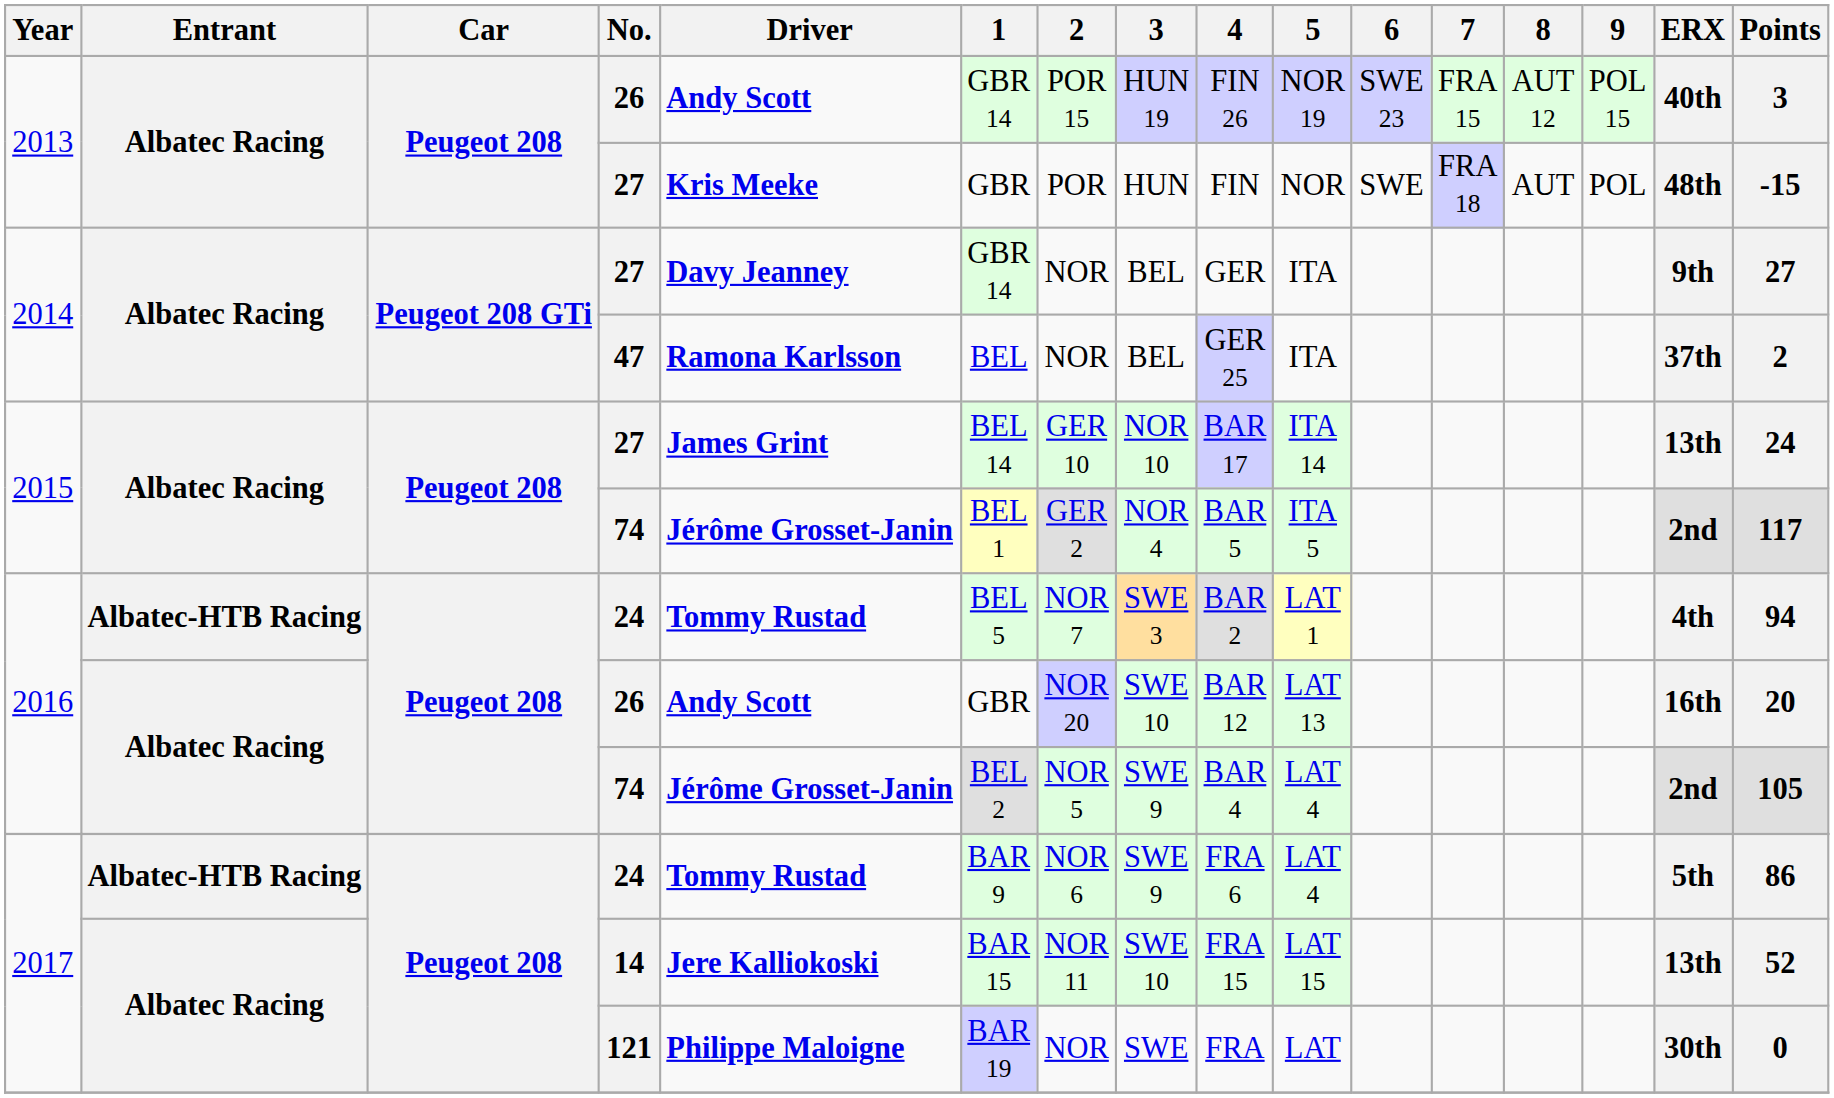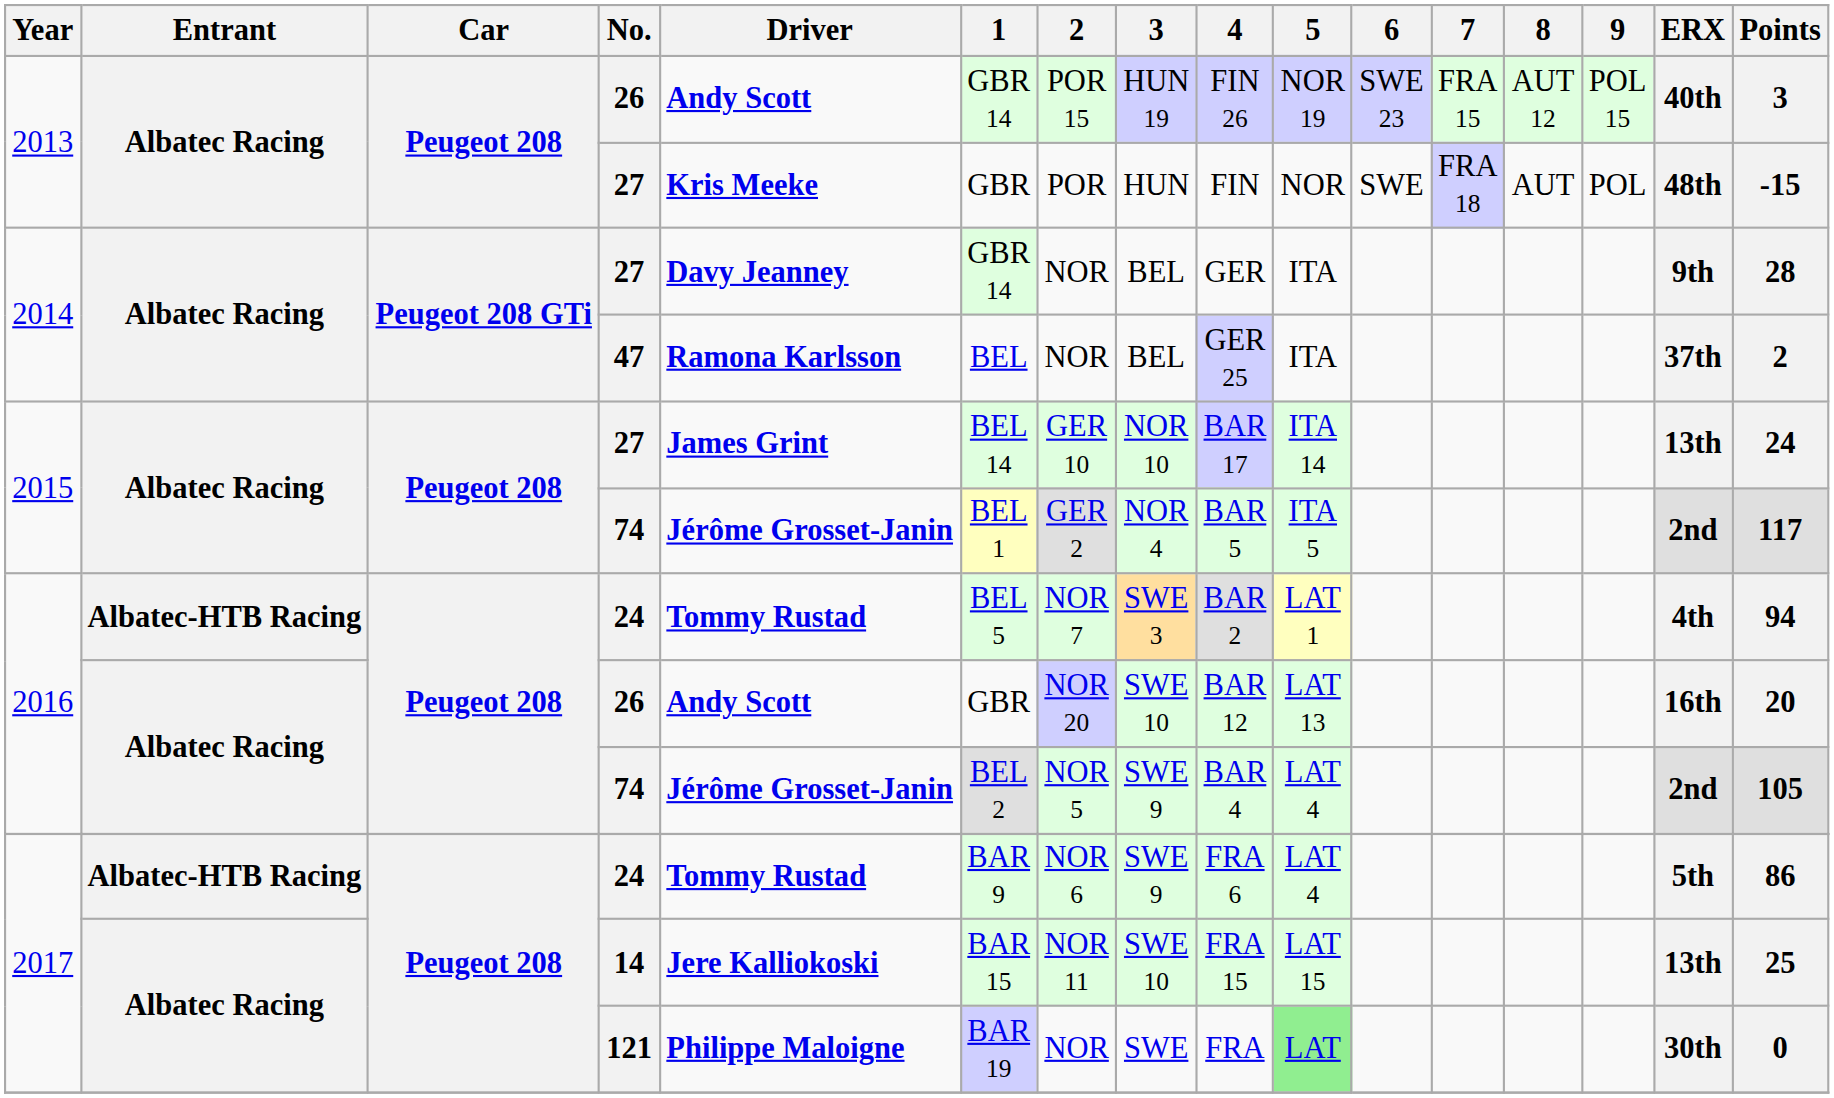(1780, 271) 27 -> (1780, 271) 28
(1780, 962) 52 -> (1780, 962) 25
(1313, 1048) no background -> (1313, 1048) lightgreen background
